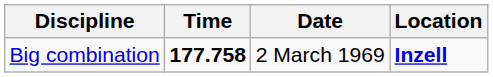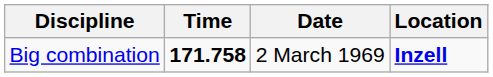(208, 54) 177.758 -> (208, 54) 171.758
